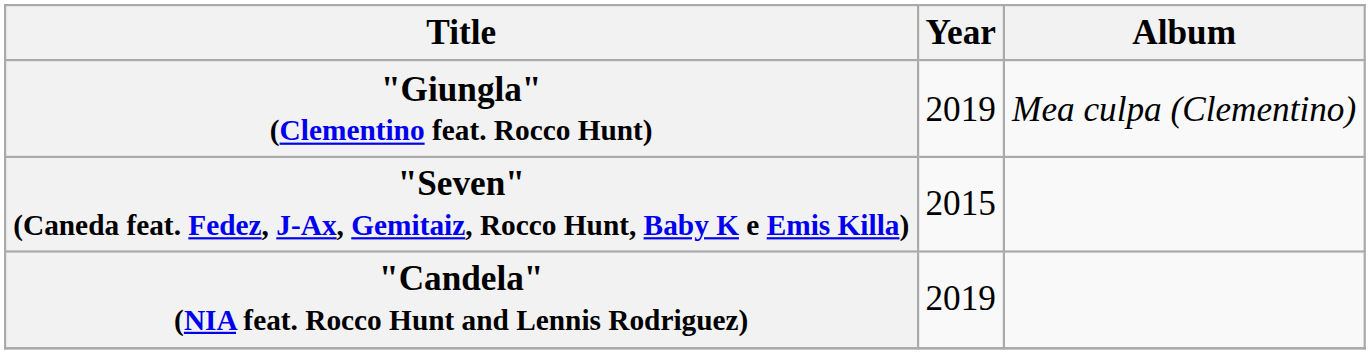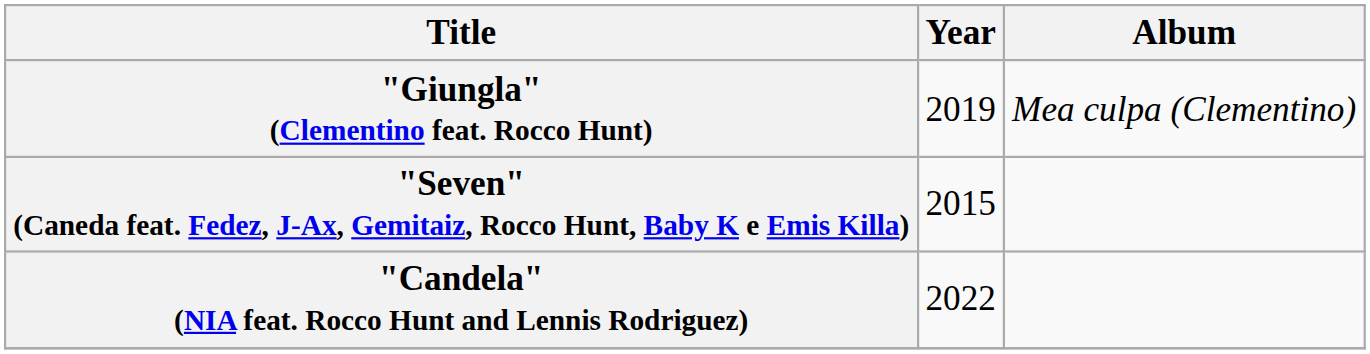(961, 298) 2019 -> (961, 298) 2022
